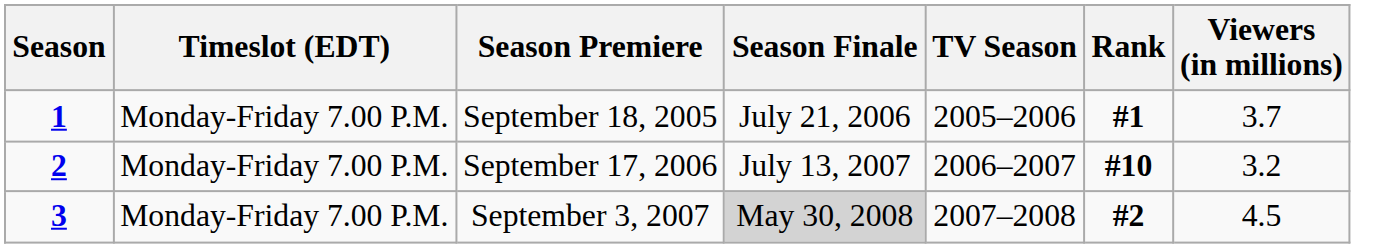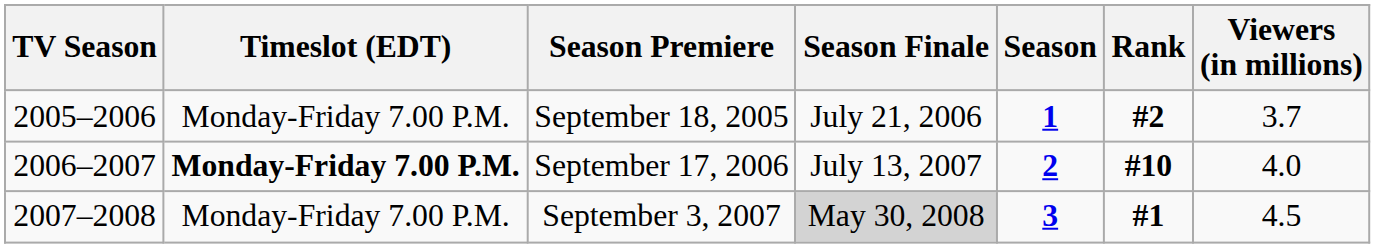columns swapped: (59, 47) <-> (1005, 47)
(1128, 115) #1 -> (1148, 115) #2
(284, 165) normal -> (346, 165) bold
(1261, 165) 3.2 -> (1281, 165) 4.0
(1128, 215) #2 -> (1148, 215) #1
